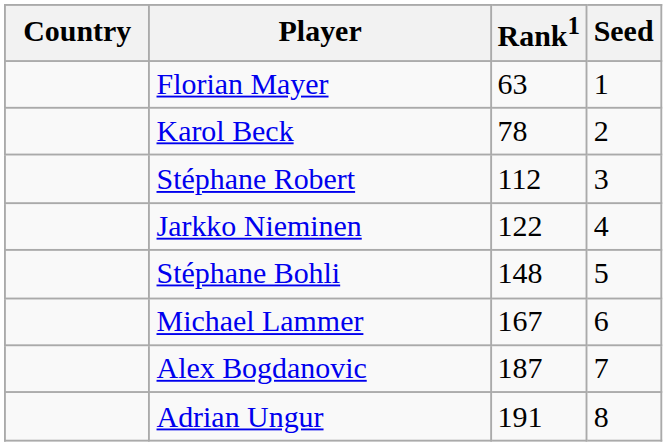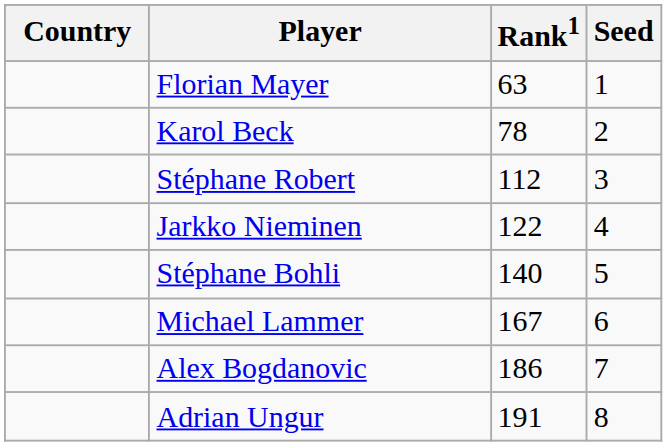(520, 273) 148 -> (520, 273) 140
(520, 368) 187 -> (520, 368) 186
